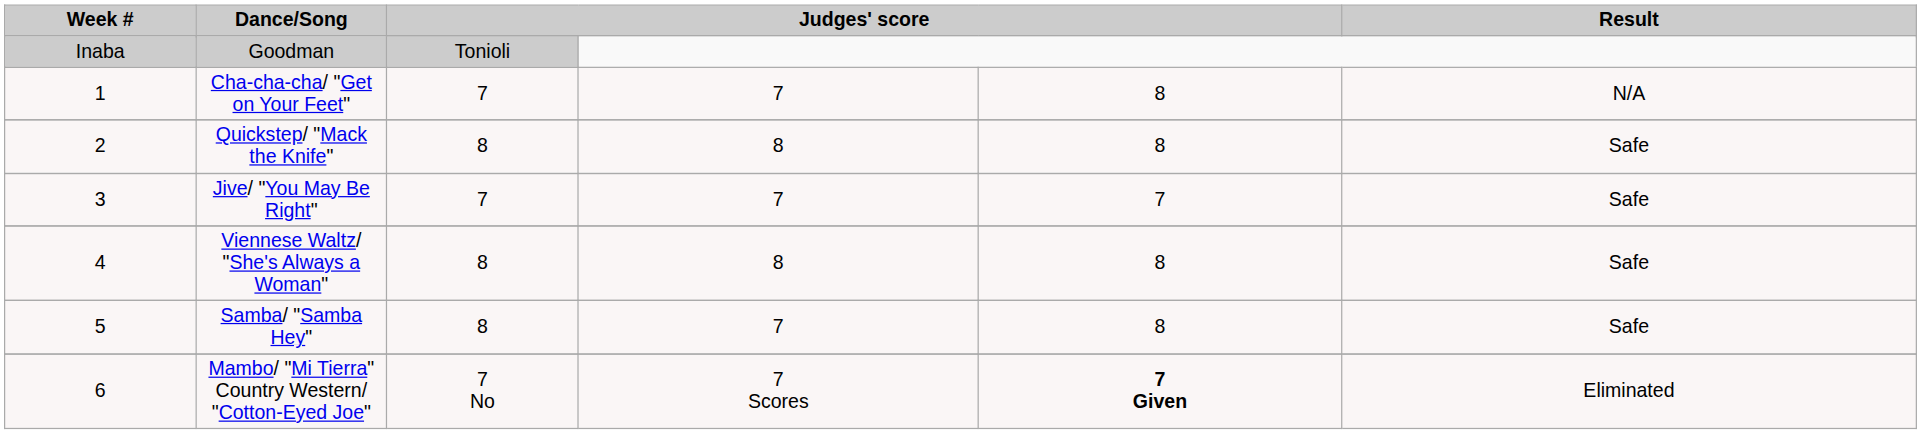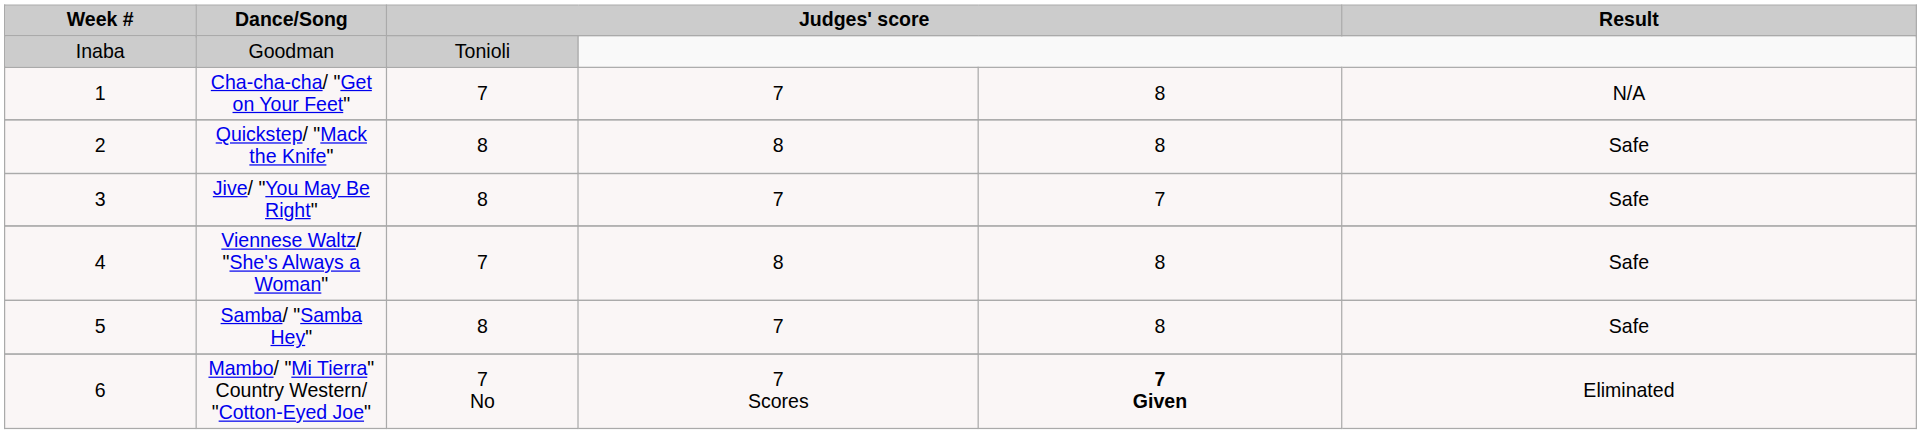(483, 199) 7 -> (483, 199) 8
(483, 263) 8 -> (483, 263) 7
